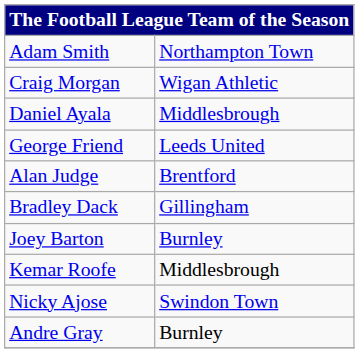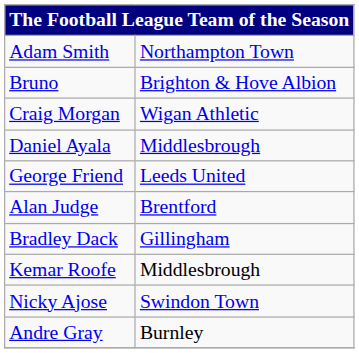+ row: (34, 82)
- row: (56, 238)
